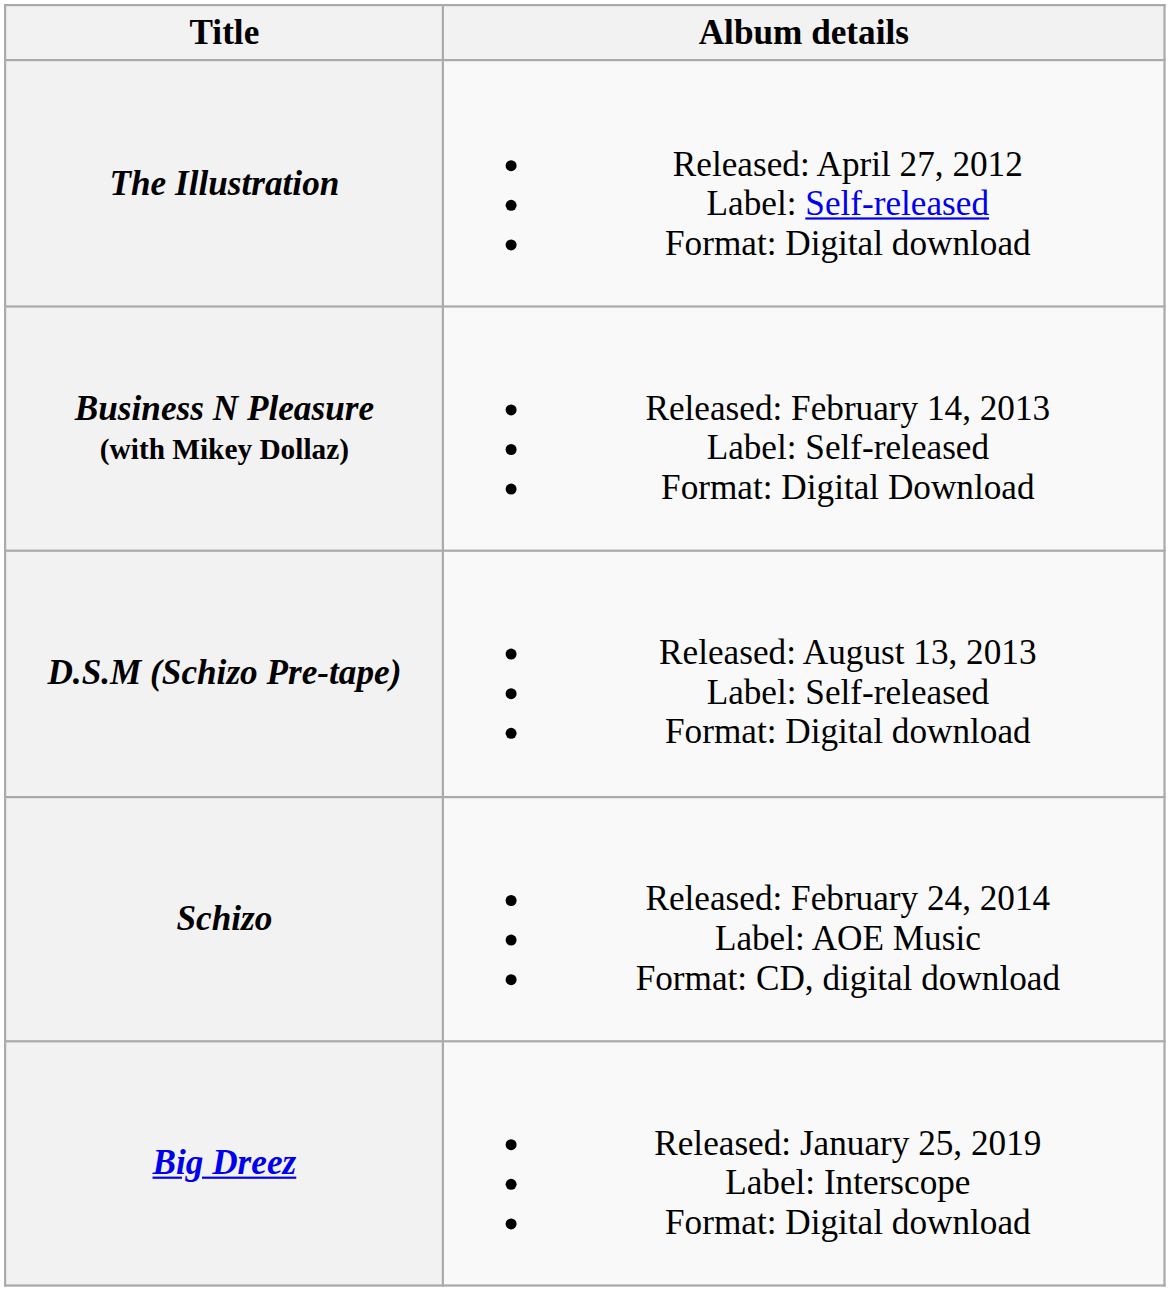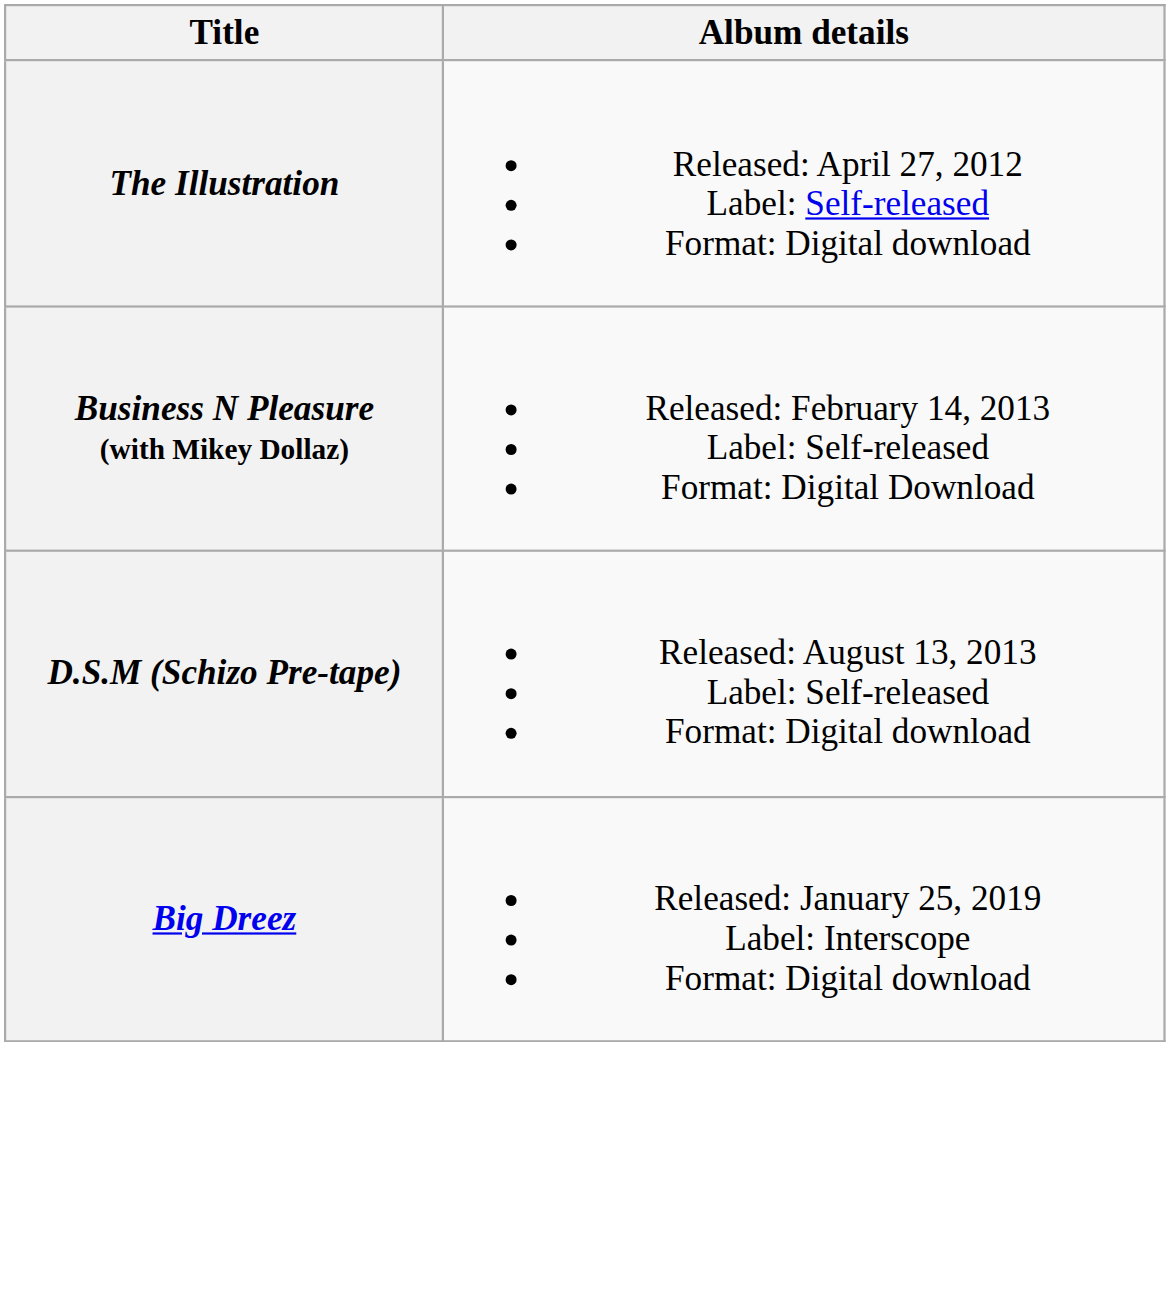- row: (224, 917)
